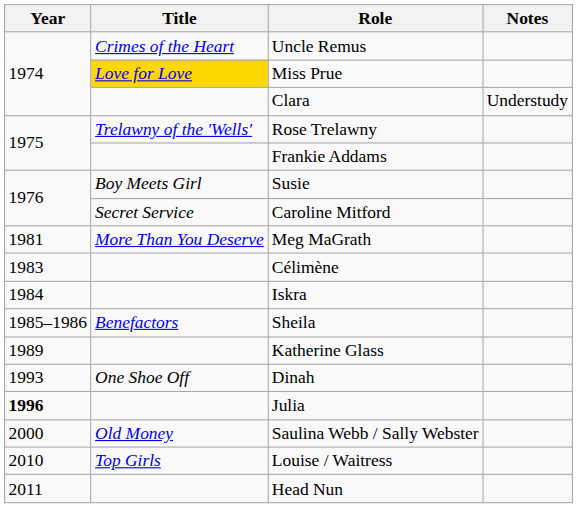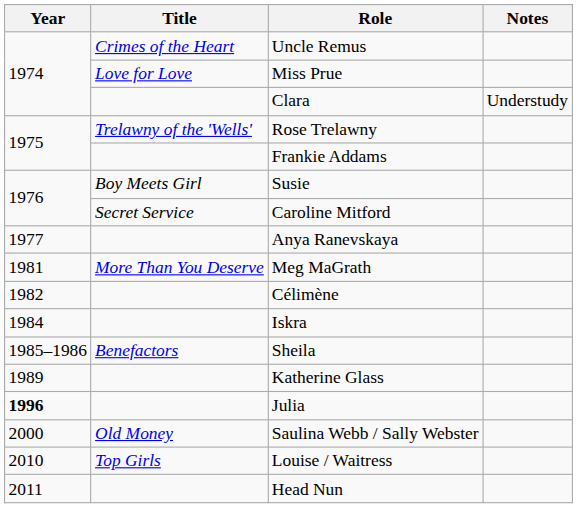(144, 73) gold background -> (144, 73) no background
+ row: (335, 239)
(26, 267) 1983 -> (26, 294) 1982
- row: (293, 377)
